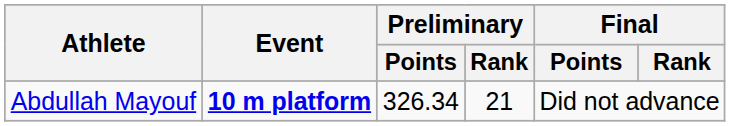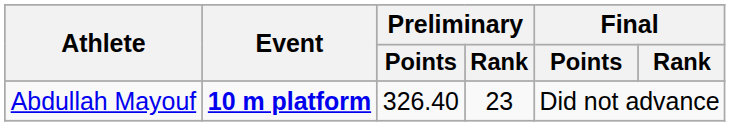(421, 101) 326.34 -> (421, 101) 326.40
(499, 101) 21 -> (499, 101) 23
